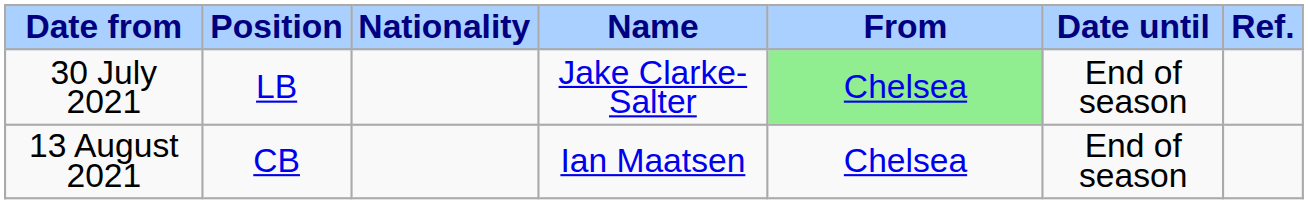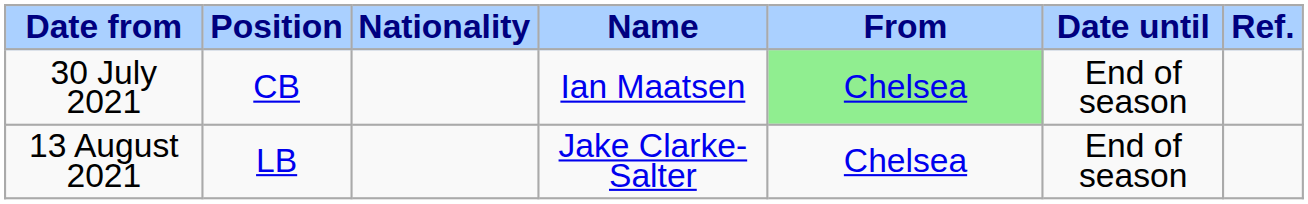(277, 86) LB -> (277, 86) CB
(653, 86) Jake Clarke-Salter -> (653, 86) Ian Maatsen
(277, 160) CB -> (277, 160) LB
(653, 160) Ian Maatsen -> (653, 160) Jake Clarke-Salter
